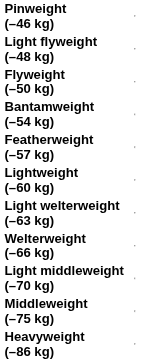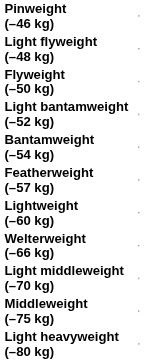+ row: (66, 114)
- row: (62, 213)
+ row: (62, 344)
- row: (45, 344)
